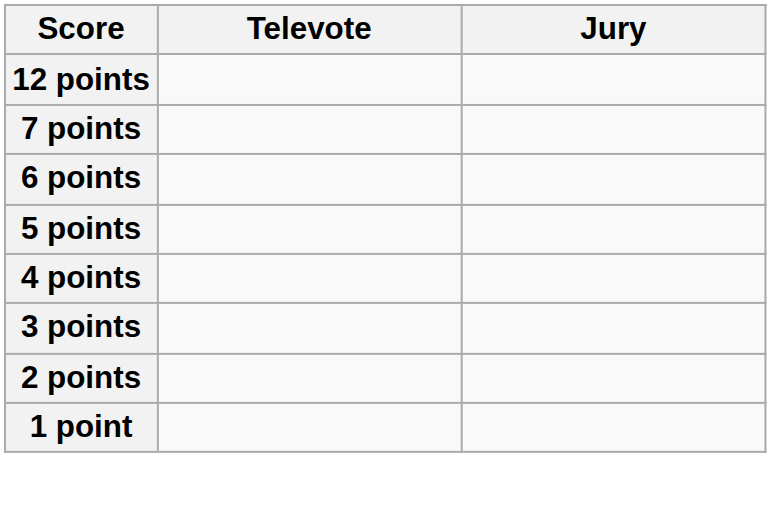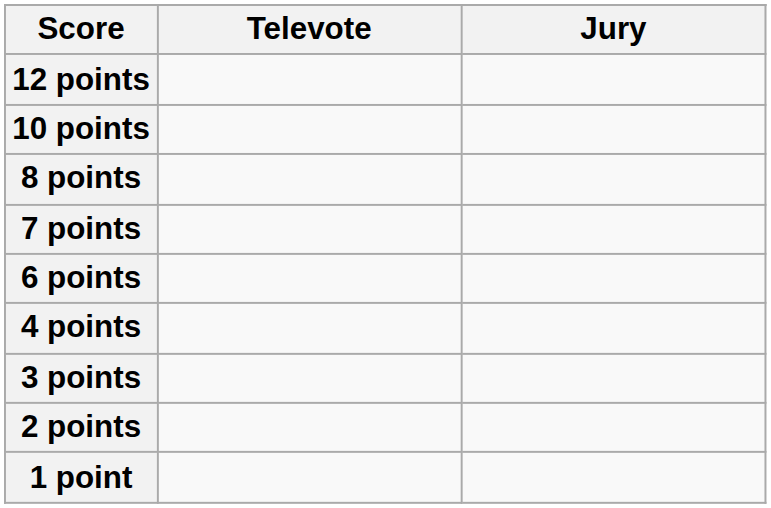+ row: (81, 128)
+ row: (81, 178)
- row: (81, 228)
